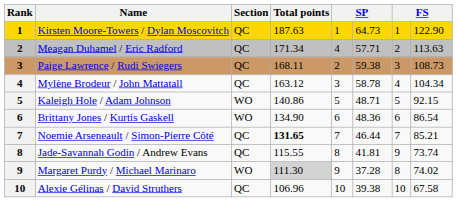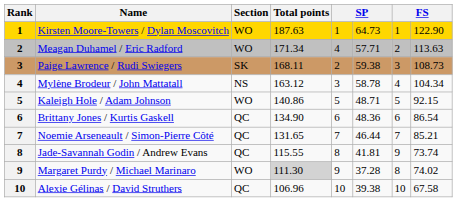(242, 30) QC -> (243, 30) WO
(242, 48) QC -> (243, 48) WO
(242, 65) QC -> (241, 65) SK
(242, 83) QC -> (241, 83) NS
(243, 118) WO -> (242, 118) QC
(289, 135) bold -> (289, 135) normal
